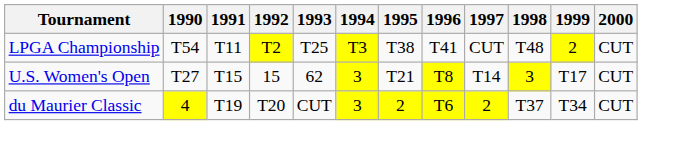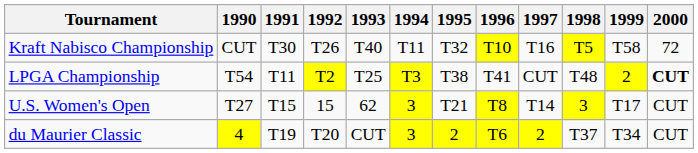+ row: (111, 47)
(616, 47) normal -> (670, 76) bold
